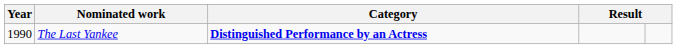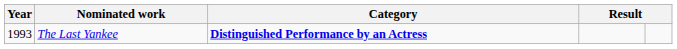(20, 33) 1990 -> (20, 33) 1993
